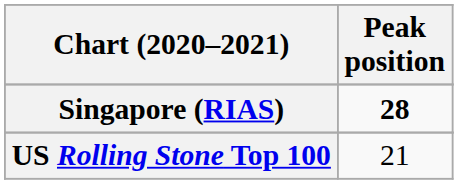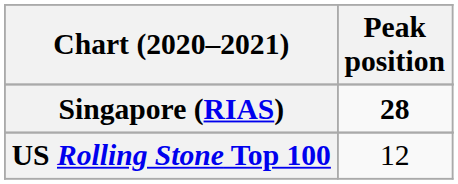(395, 155) 21 -> (395, 155) 12
